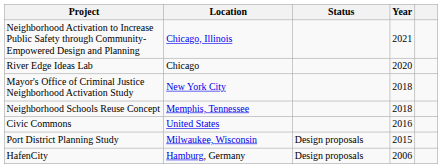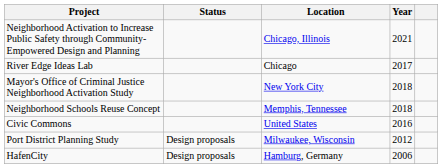columns swapped: (228, 12) <-> (341, 12)
(402, 66) 2020 -> (402, 66) 2017
(402, 140) 2015 -> (402, 140) 2012
